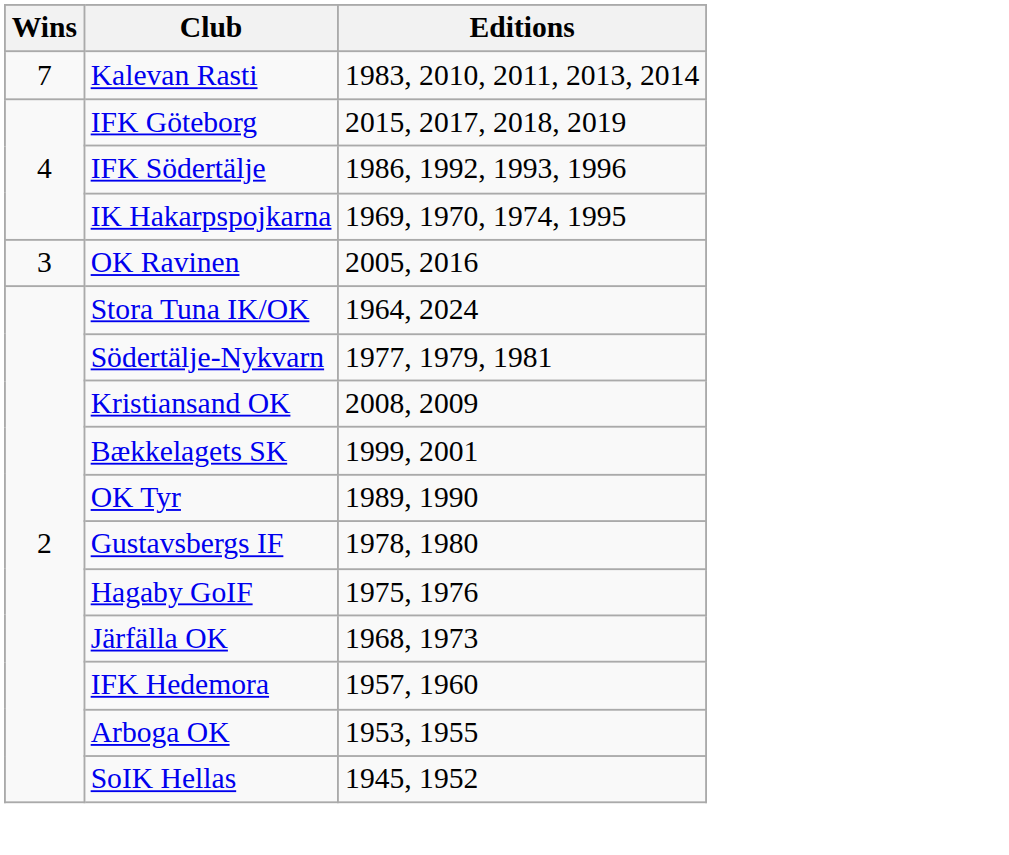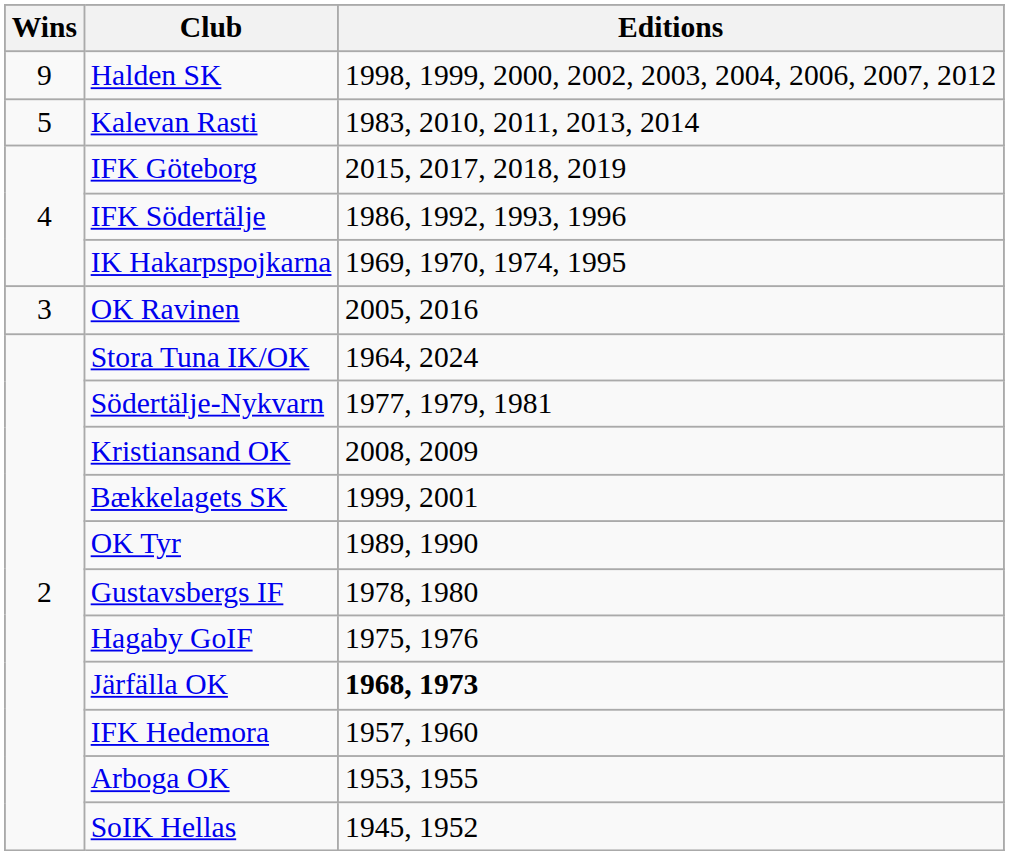+ row: (156, 74)
(44, 74) 7 -> (44, 121) 5
(412, 638) normal -> (412, 685) bold
